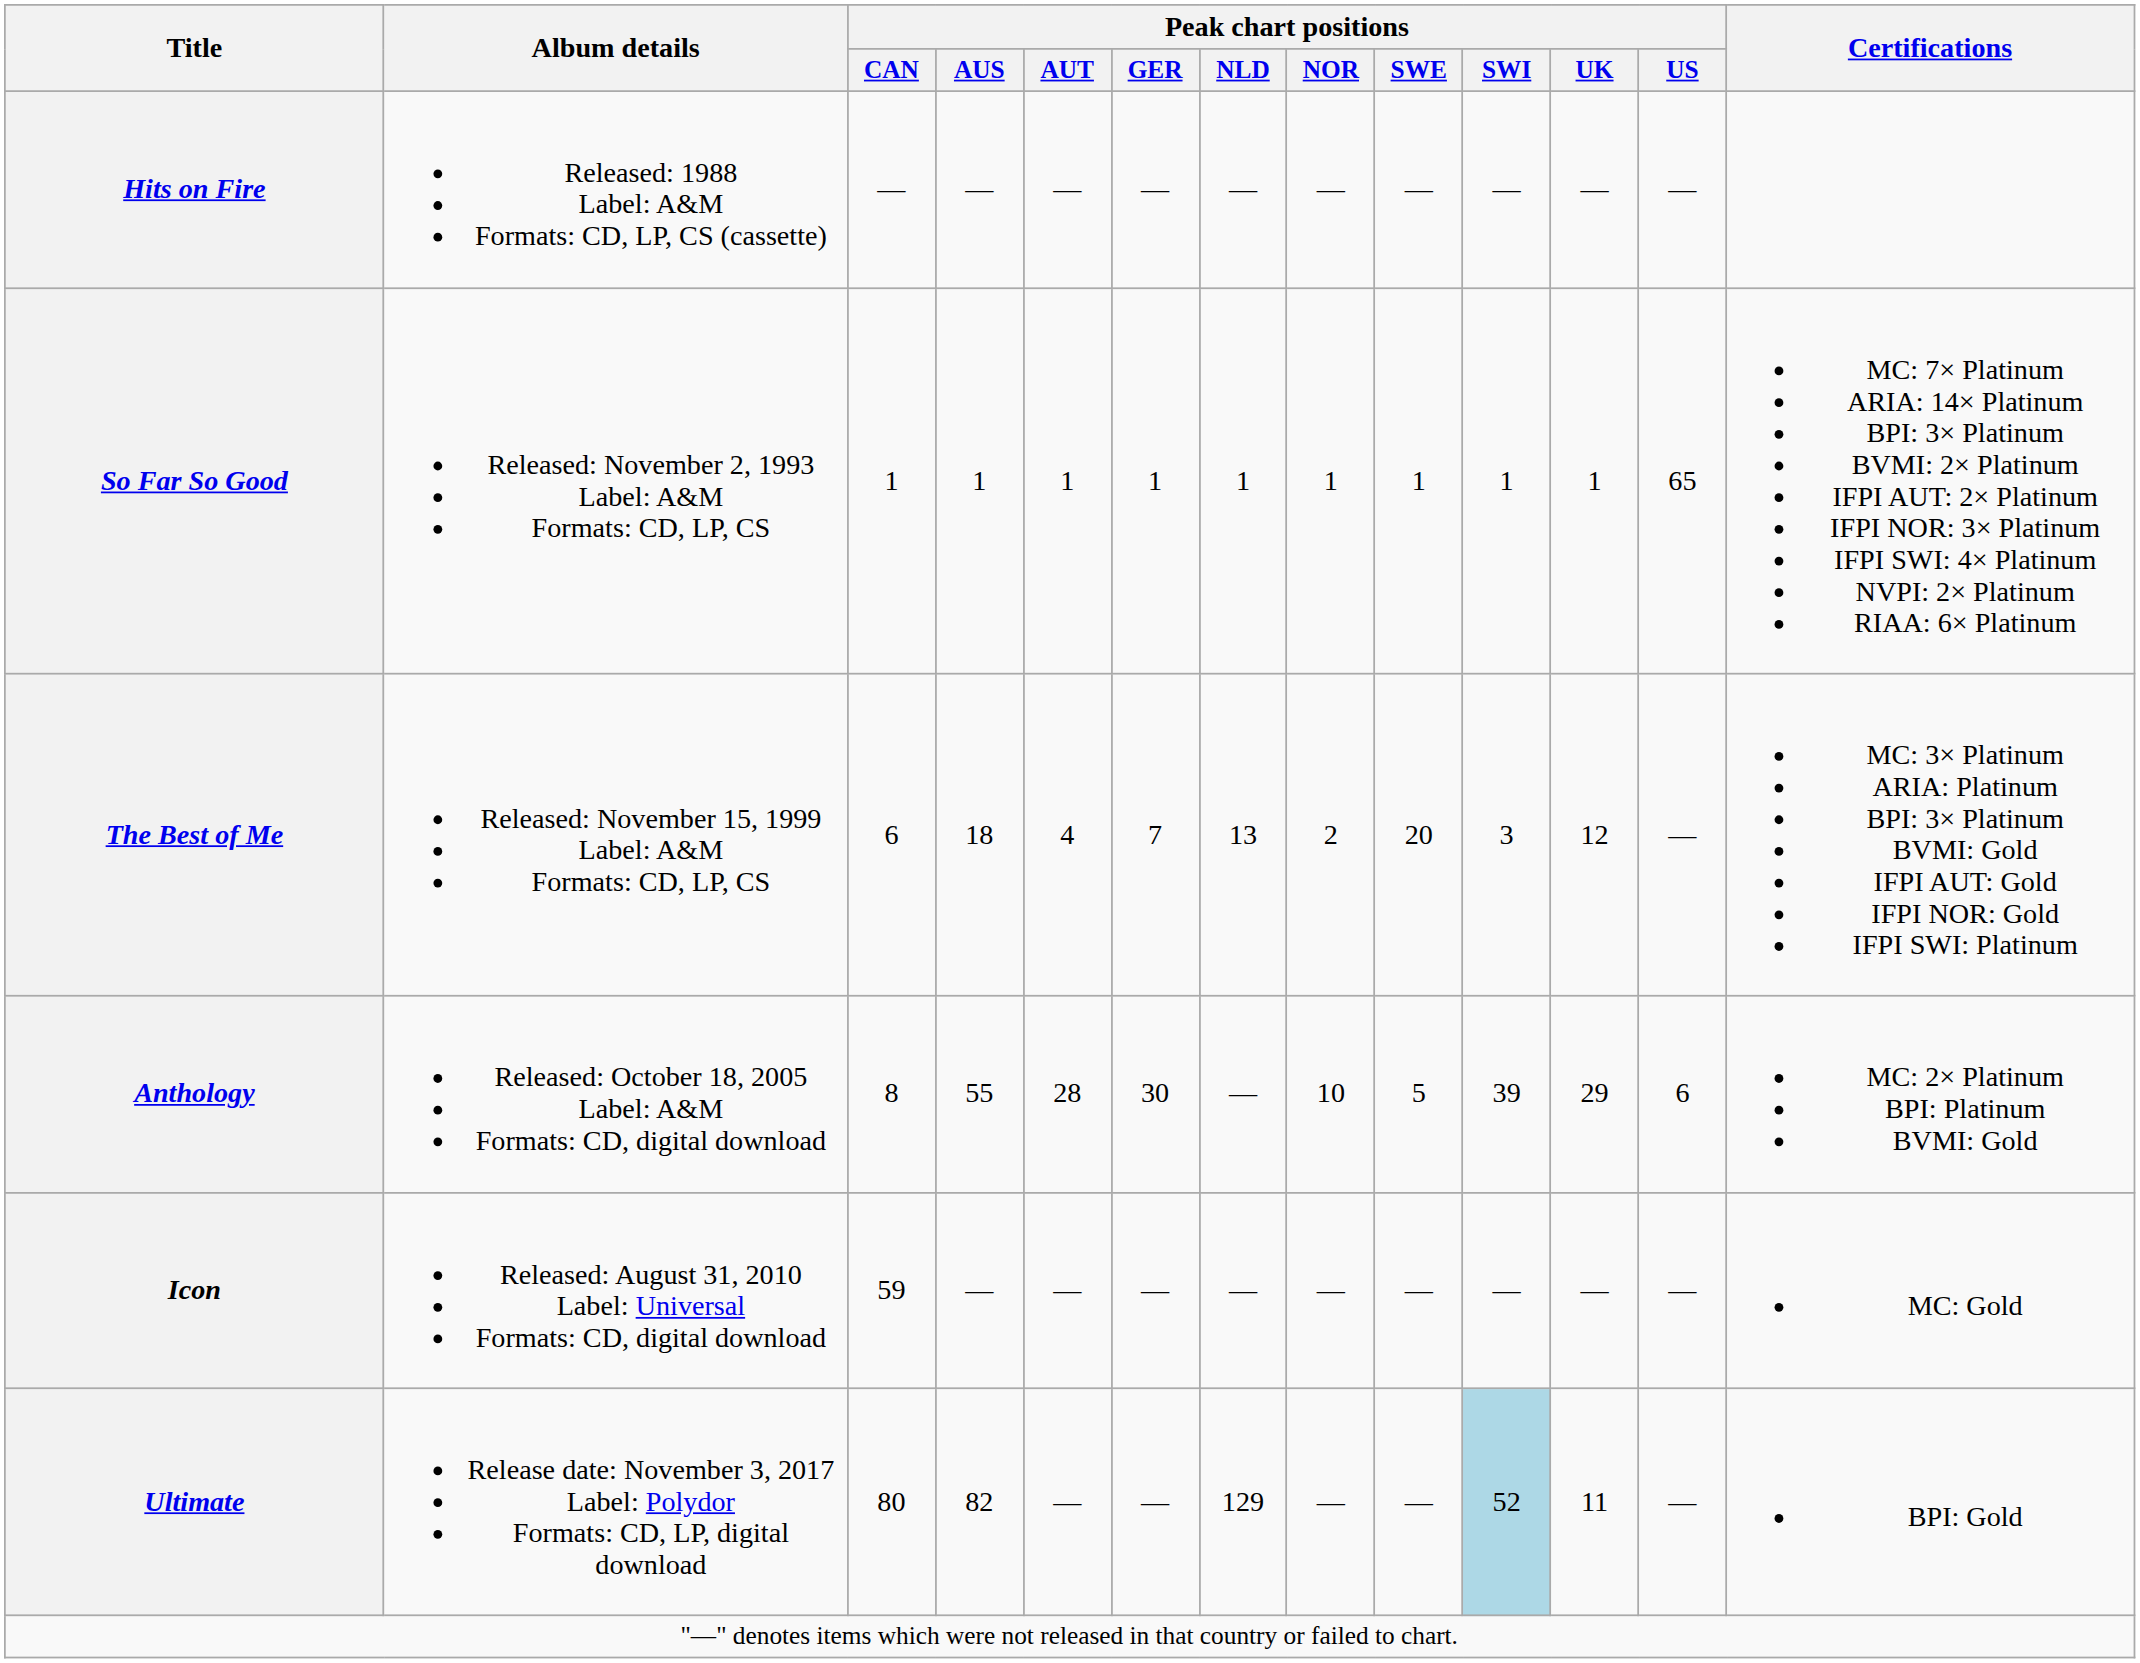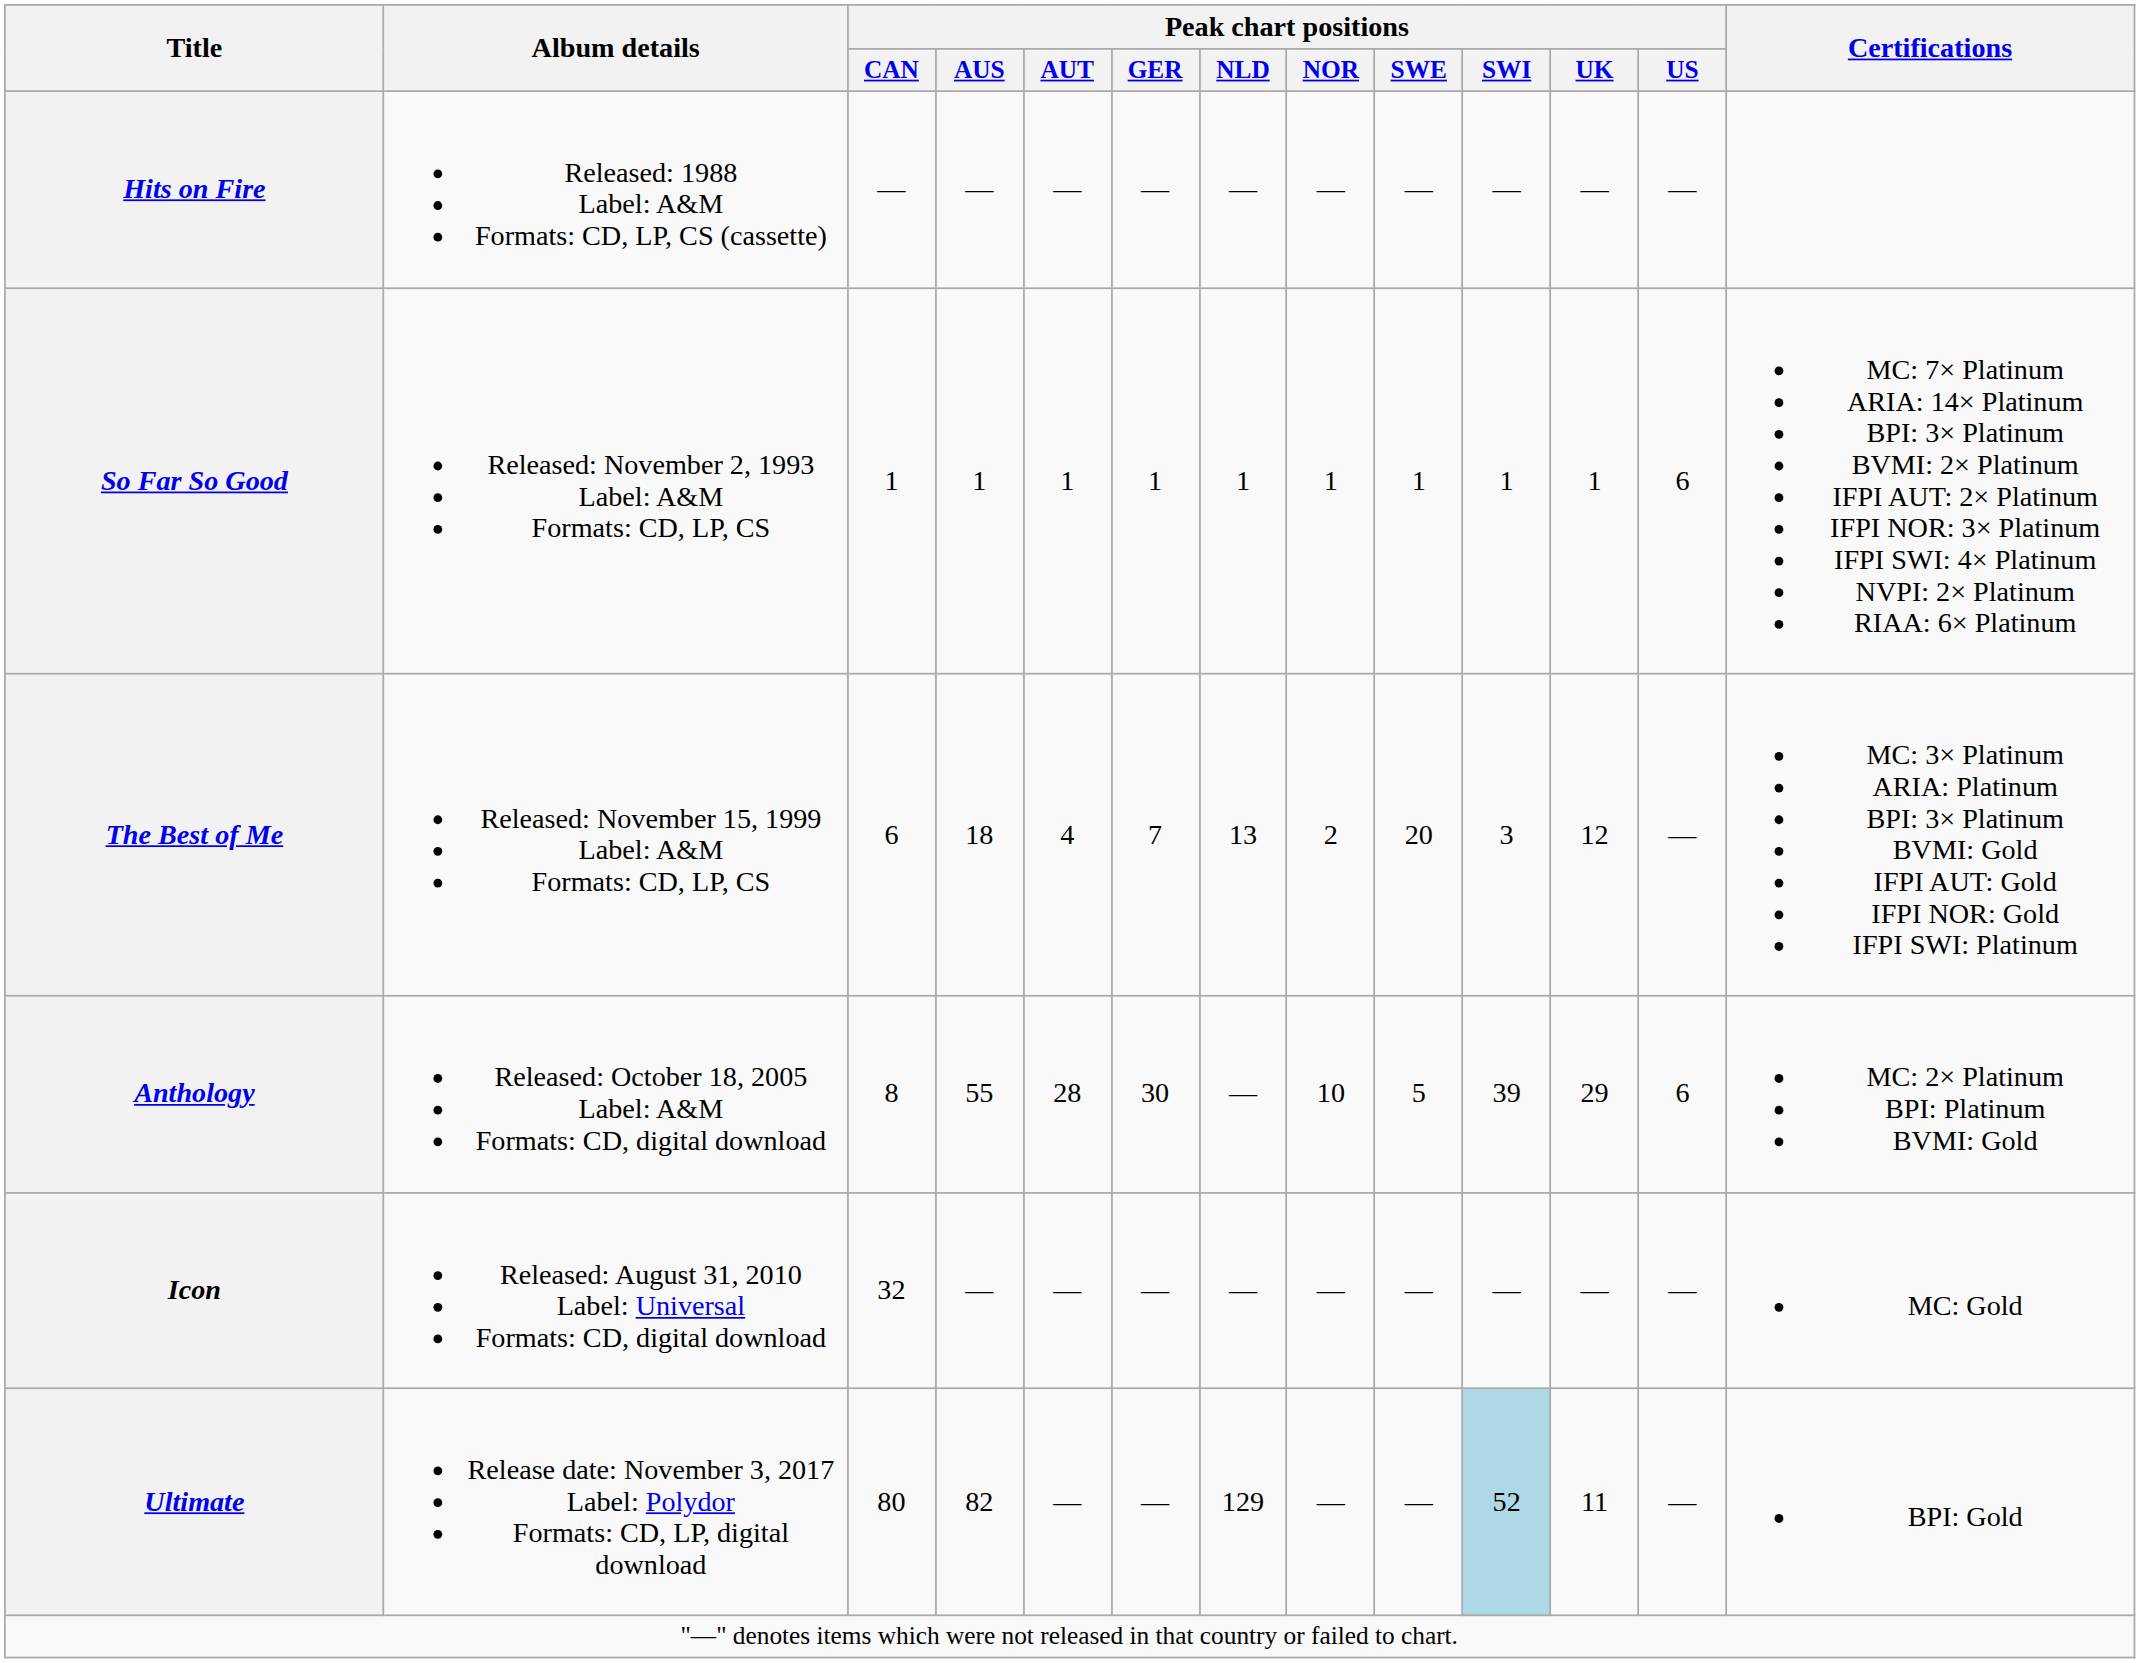(1682, 480) 65 -> (1682, 480) 6
(891, 1289) 59 -> (891, 1289) 32
